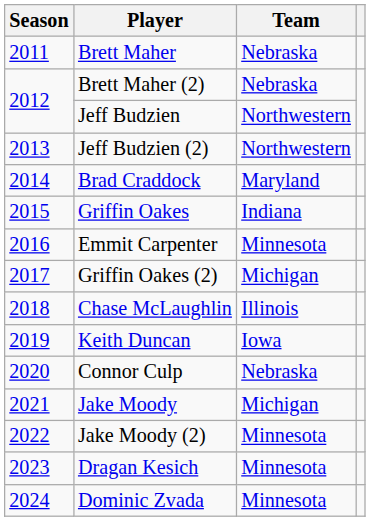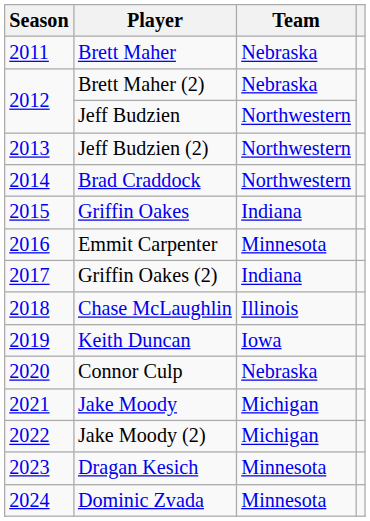(280, 180) Maryland -> (296, 180) Northwestern
(280, 276) Michigan -> (271, 276) Indiana
(284, 436) Minnesota -> (280, 436) Michigan
